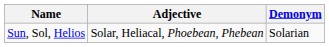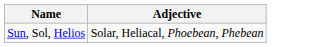- column: (295, 14)
